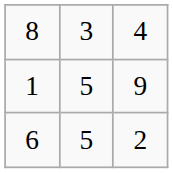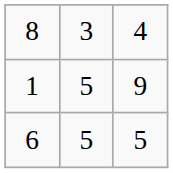(140, 139) 2 -> (140, 139) 5
